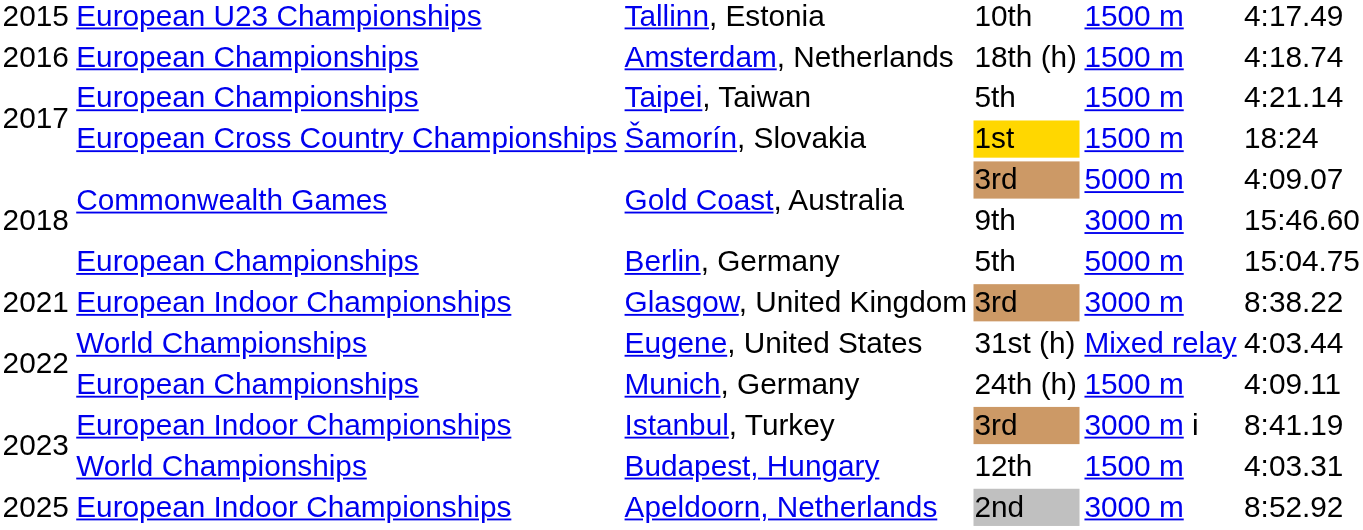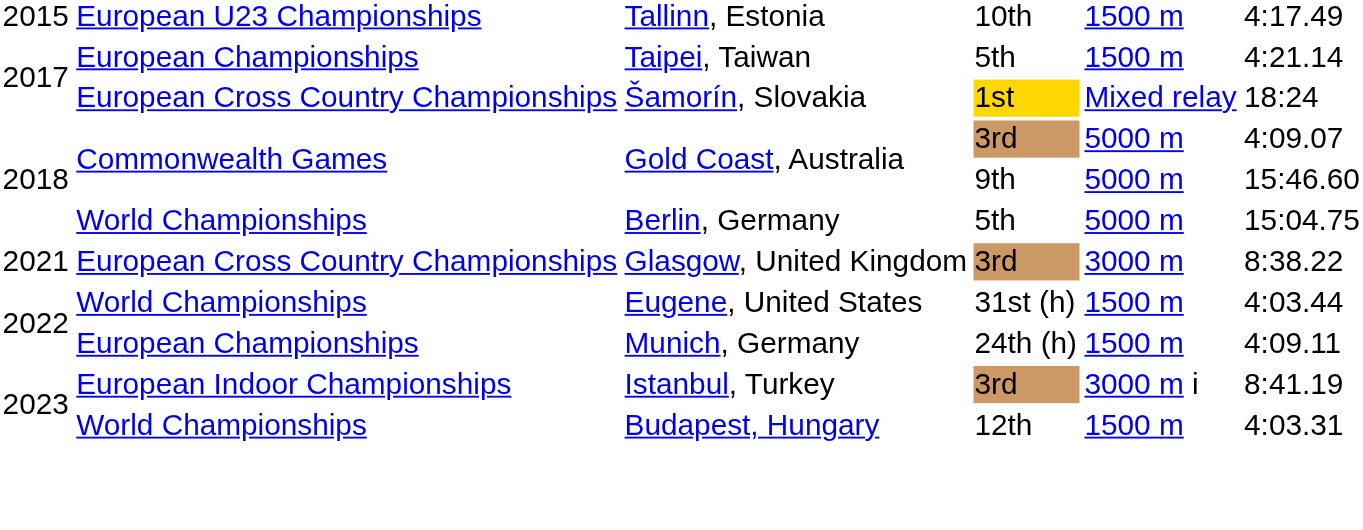- row: (789, 56)
(1134, 138) 1500 m -> (1161, 97) Mixed relay
(1134, 220) 3000 m -> (1134, 179) 5000 m
(247, 261) European Championships -> (222, 220) World Championships
(294, 302) European Indoor Championships -> (347, 261) European Cross Country Championships
(1161, 343) Mixed relay -> (1134, 302) 1500 m
- row: (781, 506)
